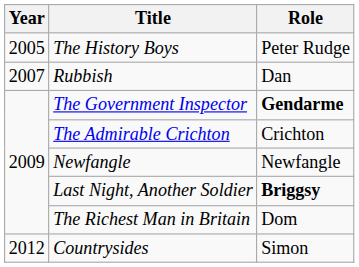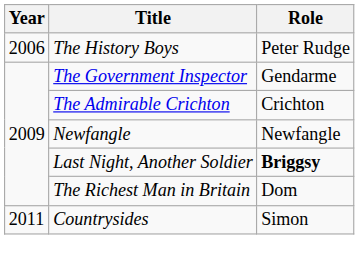(27, 47) 2005 -> (27, 47) 2006
- row: (83, 76)
(302, 104) bold -> (299, 76) normal
(27, 248) 2012 -> (26, 219) 2011
